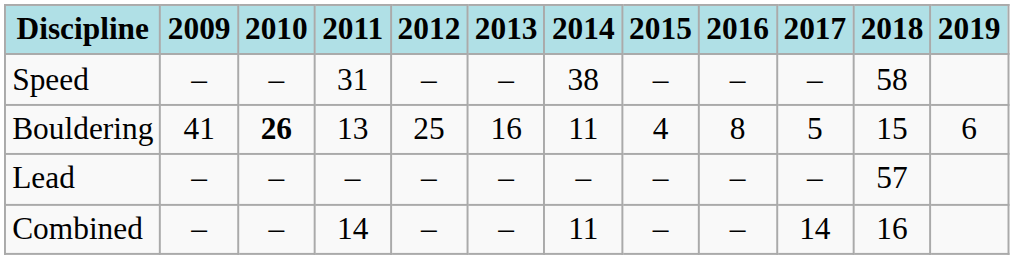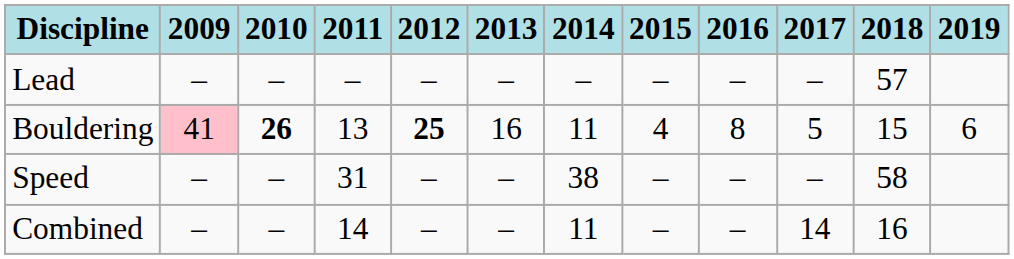rows swapped: (44, 178) <-> (51, 79)
(199, 128) no background -> (199, 128) pink background
(429, 128) normal -> (429, 128) bold
